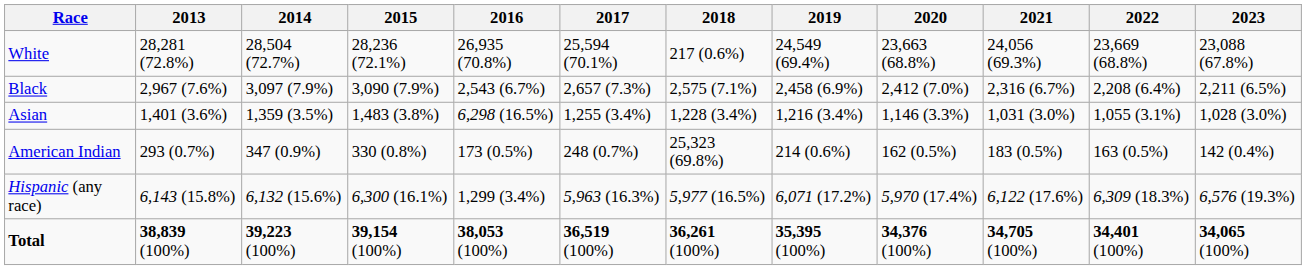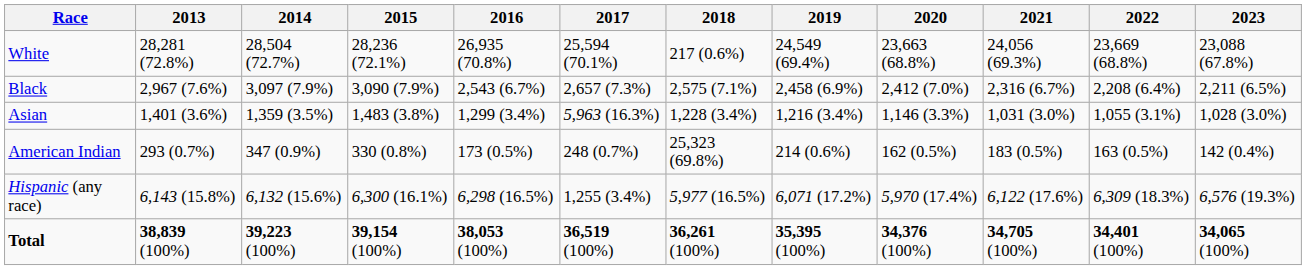(505, 115) 6,298 (16.5%) -> (501, 115) 1,299 (3.4%)
(607, 115) 1,255 (3.4%) -> (611, 115) 5,963 (16.3%)
(501, 196) 1,299 (3.4%) -> (505, 196) 6,298 (16.5%)
(611, 196) 5,963 (16.3%) -> (607, 196) 1,255 (3.4%)
